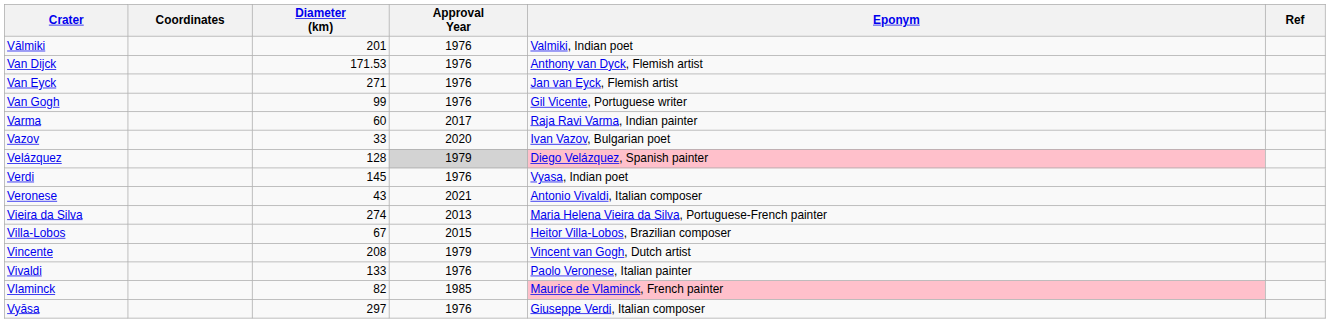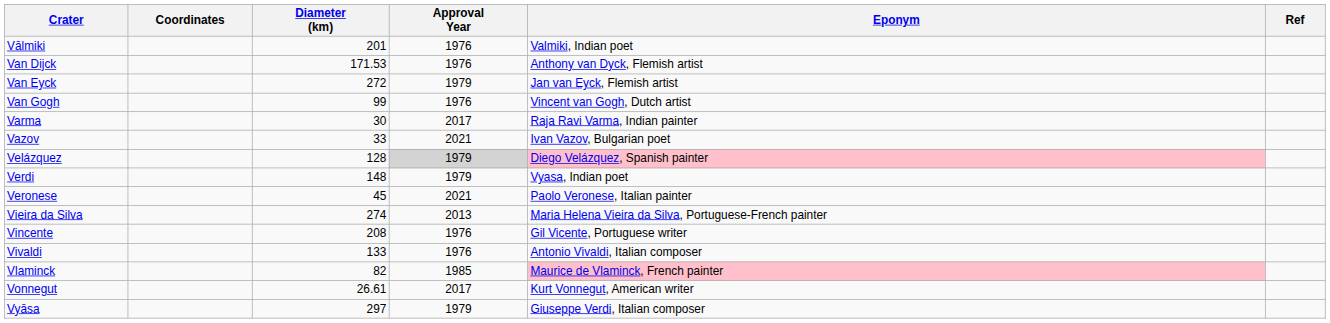(377, 83) 271 -> (377, 83) 272
(458, 83) 1976 -> (458, 83) 1979
(609, 102) Gil Vicente, Portuguese writer -> (611, 102) Vincent van Gogh, Dutch artist
(380, 121) 60 -> (380, 121) 30
(458, 139) 2020 -> (458, 139) 2021
(377, 177) 145 -> (377, 177) 148
(458, 177) 1976 -> (458, 177) 1979
(380, 196) 43 -> (380, 196) 45
(616, 196) Antonio Vivaldi, Italian composer -> (611, 196) Paolo Veronese, Italian painter
- row: (36, 233)
(458, 252) 1979 -> (458, 233) 1976
(611, 252) Vincent van Gogh, Dutch artist -> (609, 233) Gil Vicente, Portuguese writer
(611, 271) Paolo Veronese, Italian painter -> (616, 252) Antonio Vivaldi, Italian composer
+ row: (32, 290)
(458, 308) 1976 -> (458, 308) 1979
